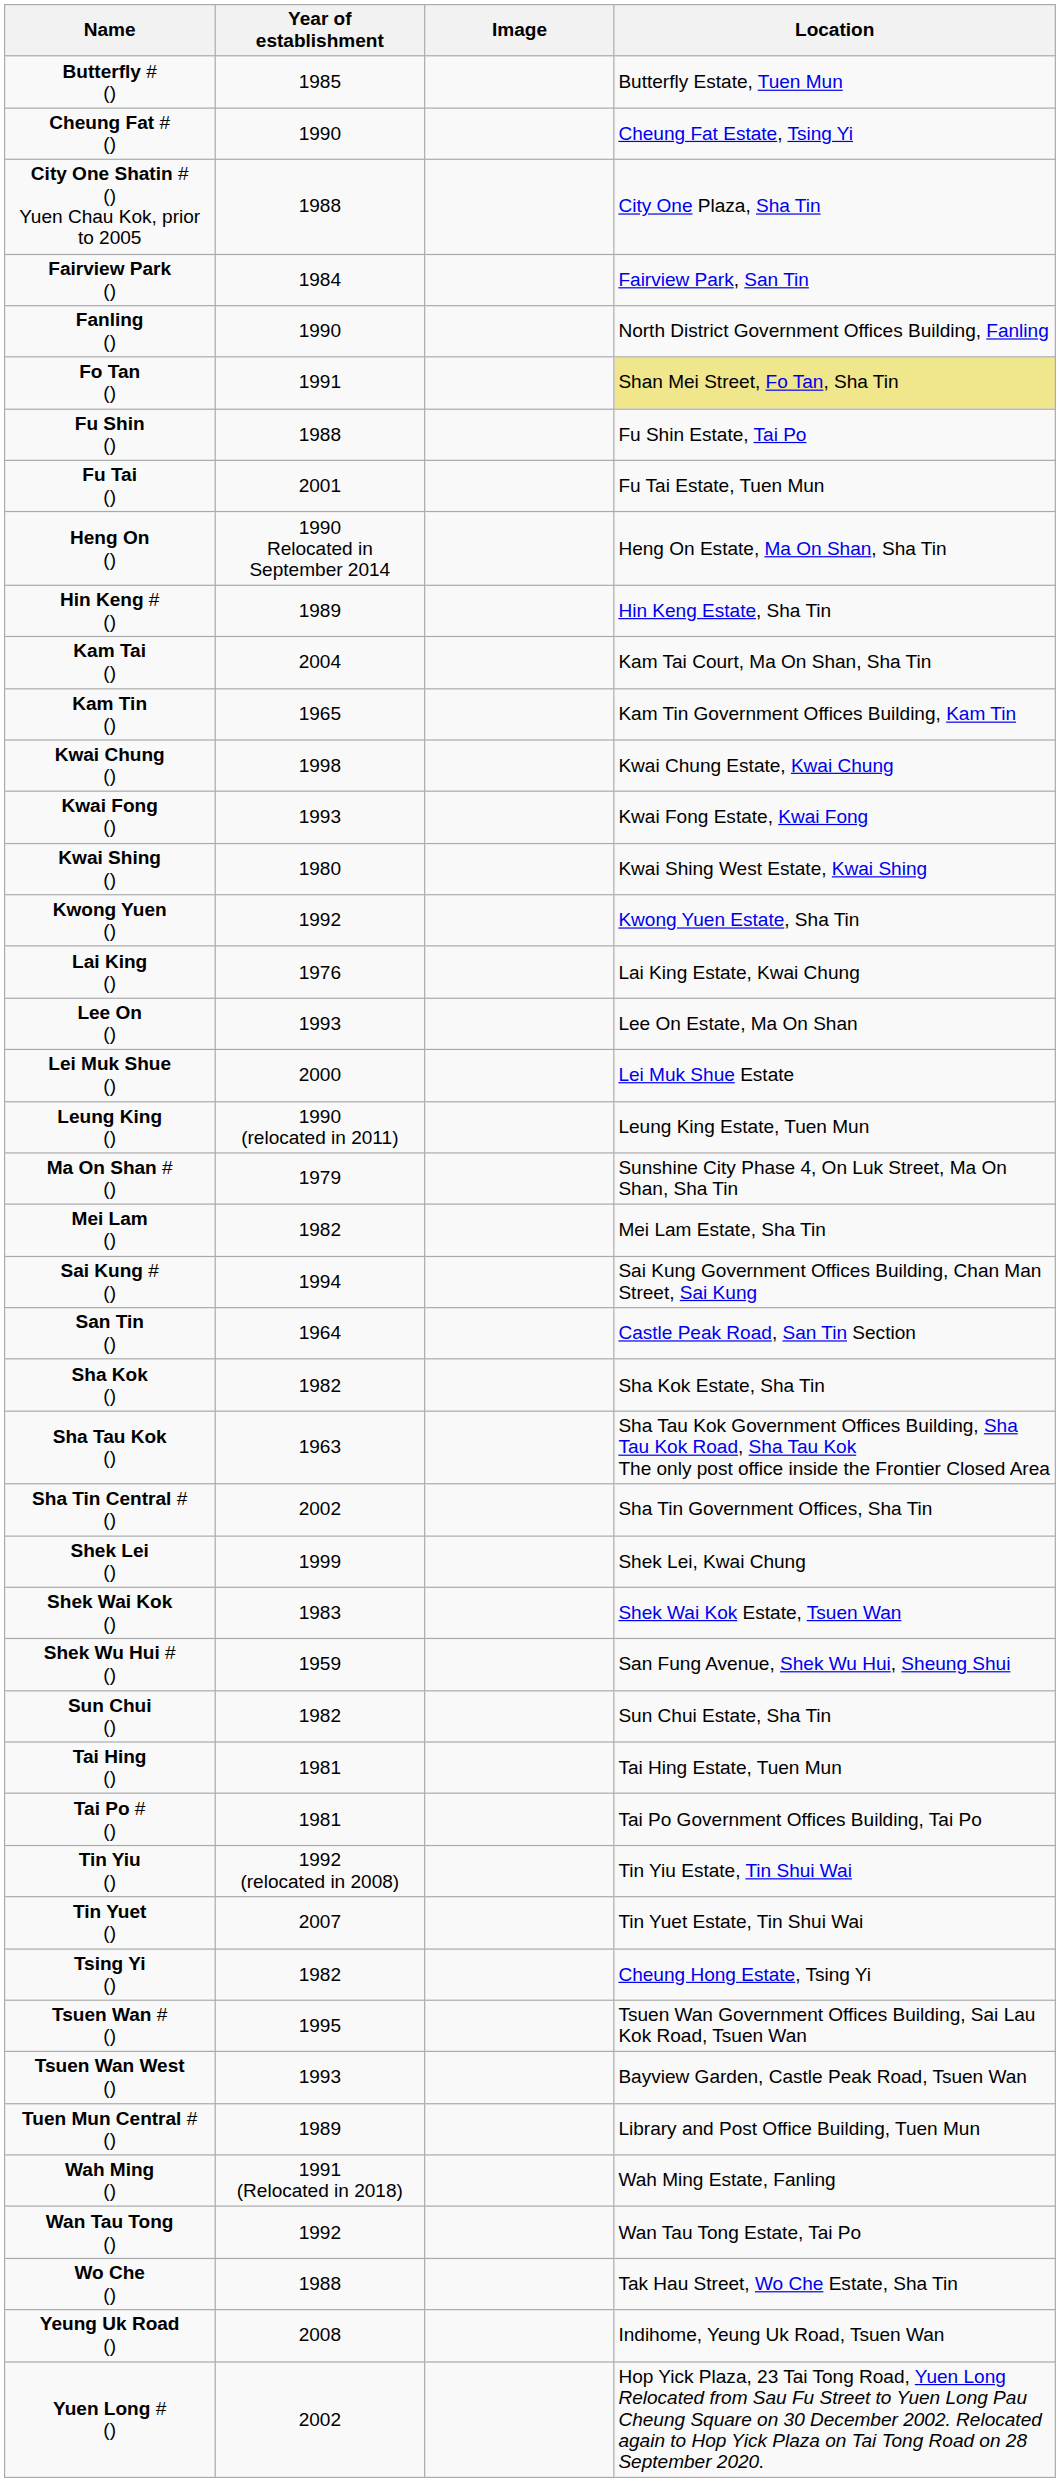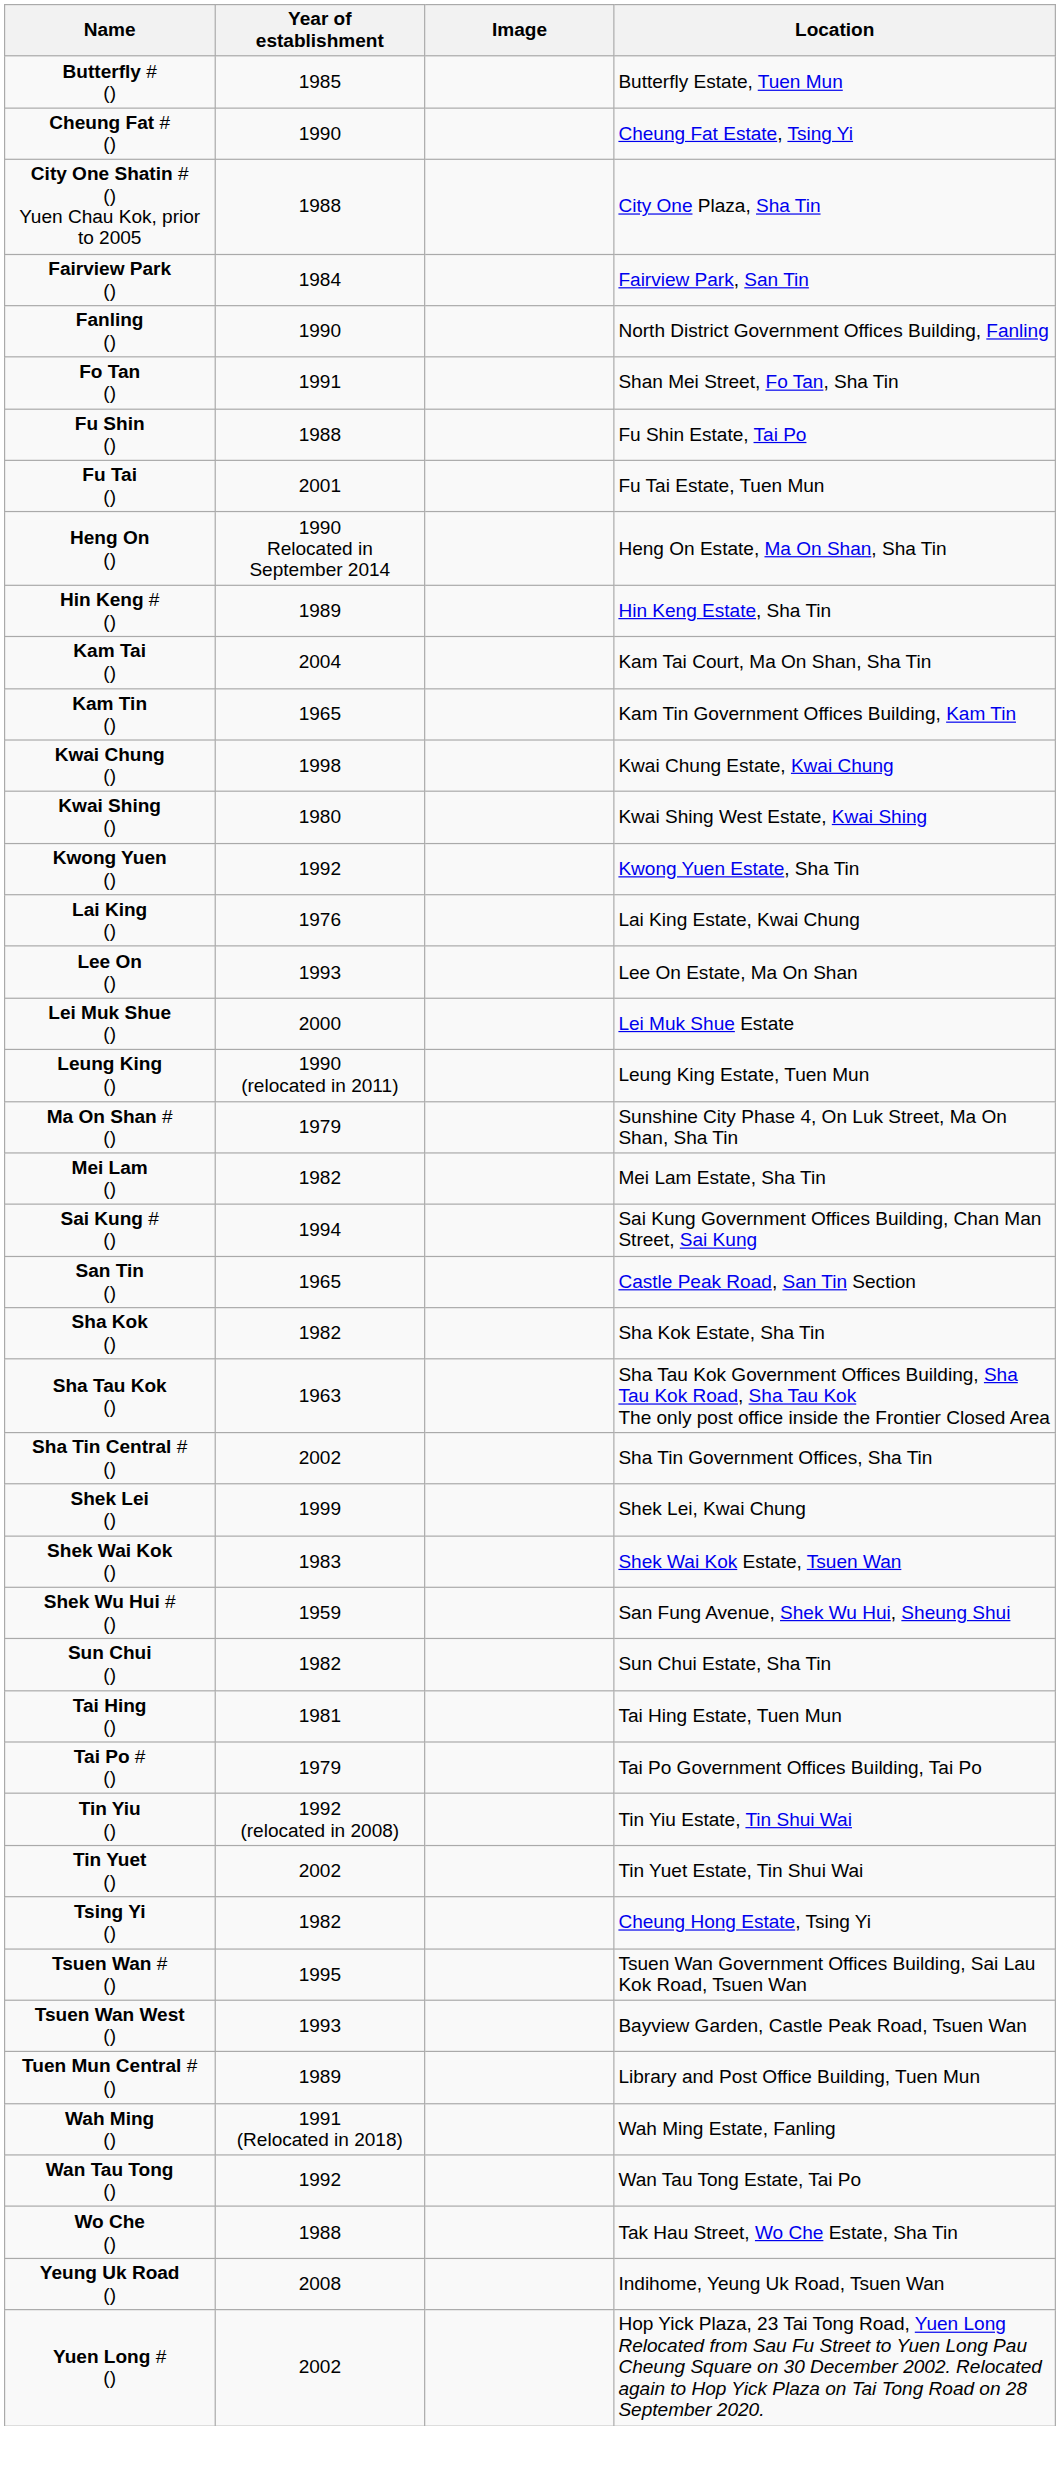(758, 382) khaki background -> (758, 382) no background
- row: (110, 817)
(320, 1333) 1964 -> (320, 1281) 1965
(320, 1819) 1981 -> (320, 1767) 1979
(320, 1922) 2007 -> (320, 1870) 2002
